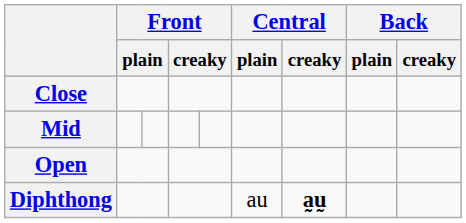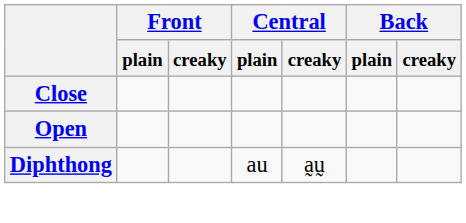- row: (61, 128)
(315, 199) bold -> (315, 164) normal
